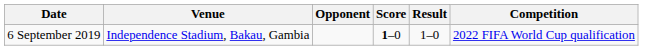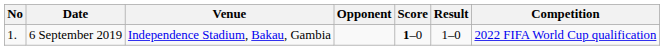+ column: (15, 14)
